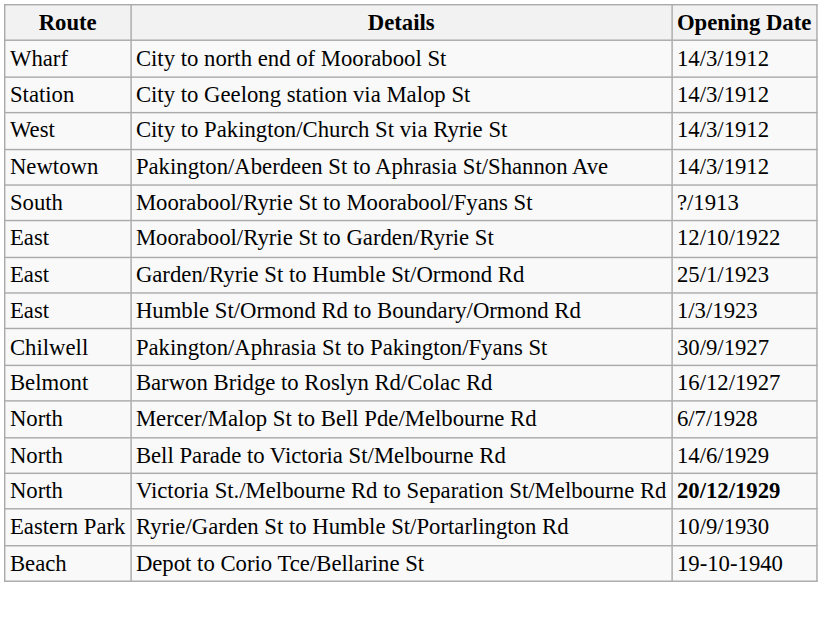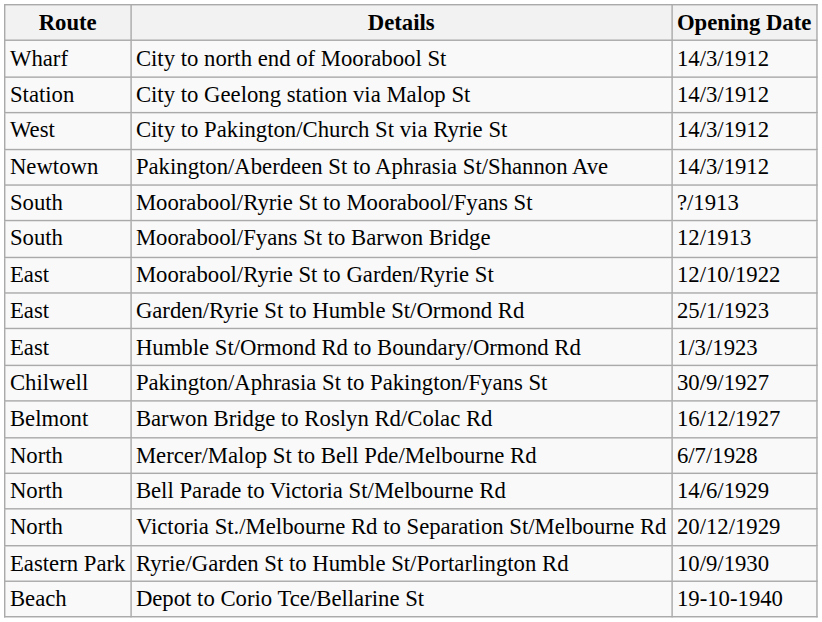+ row: (313, 238)
(729, 490) bold -> (729, 526) normal
